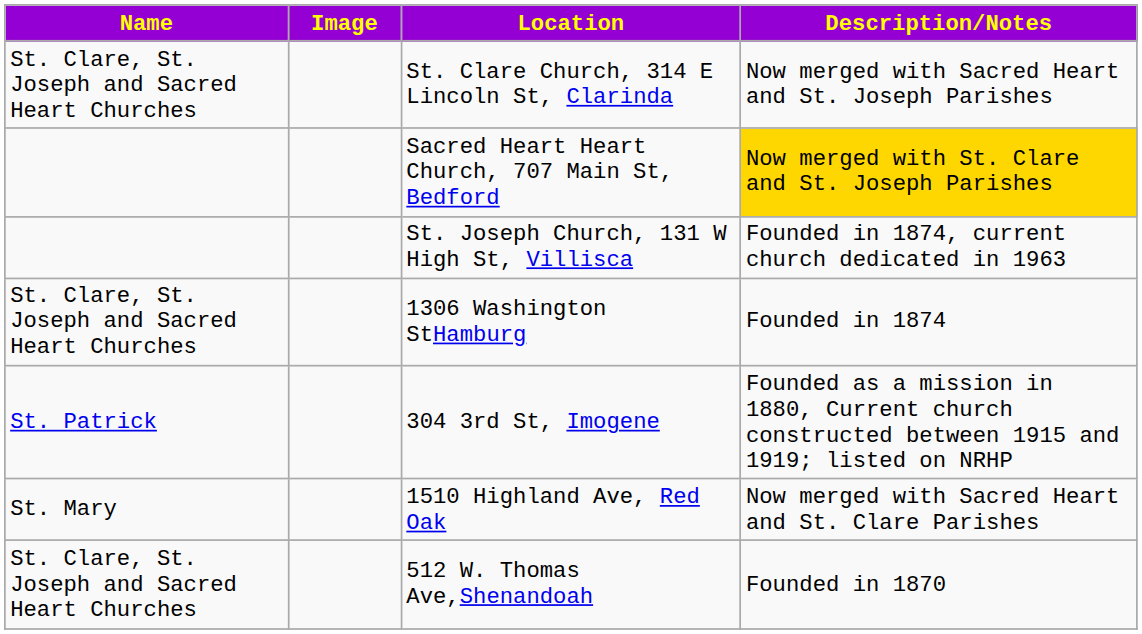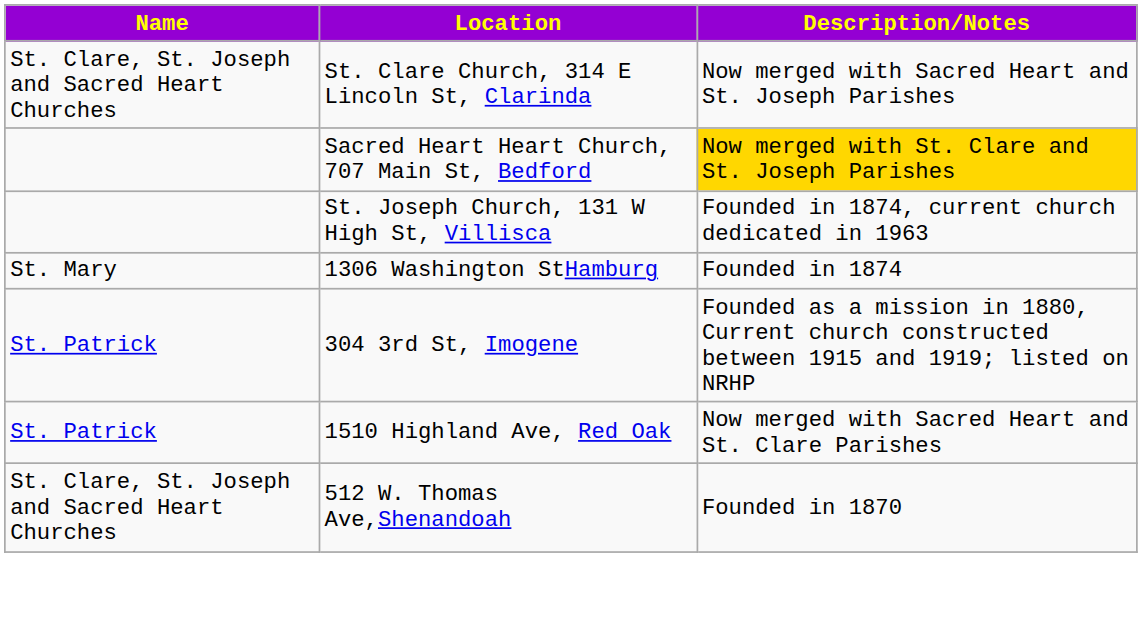- column: (344, 23)
(124, 322) St. Clare, St. Joseph and Sacred Heart Churches -> (64, 270) St. Mary
(64, 510) St. Mary -> (84, 433) St. Patrick
